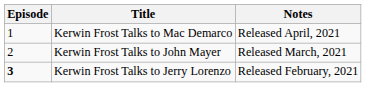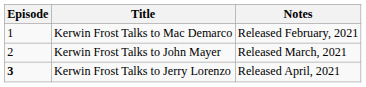(289, 33) Released April, 2021 -> (298, 33) Released February, 2021
(298, 71) Released February, 2021 -> (289, 71) Released April, 2021
